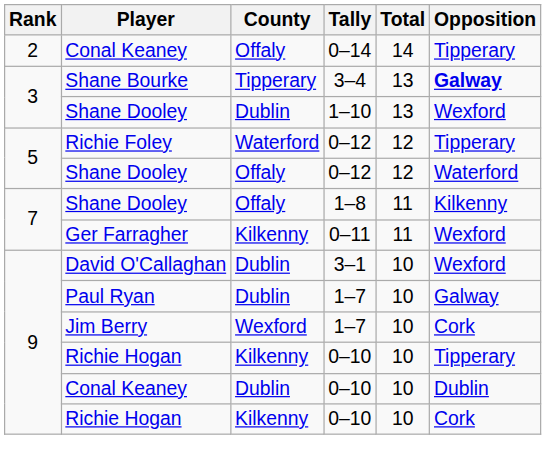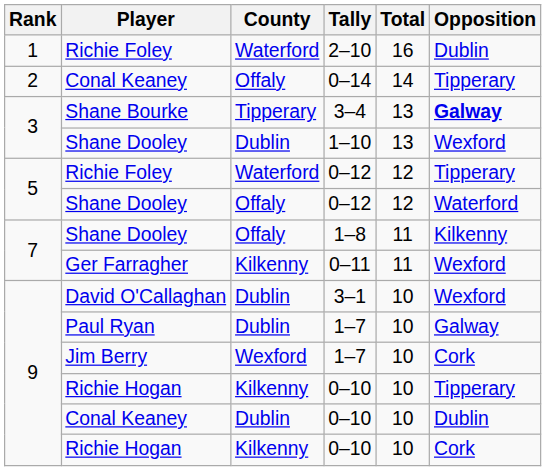+ row: (119, 50)
